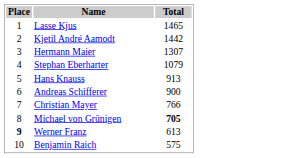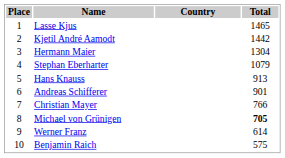+ column: (198, 12)
(173, 52) 1307 -> (260, 52) 1304
(173, 92) 900 -> (260, 92) 901
(19, 132) bold -> (19, 132) normal
(173, 132) 613 -> (260, 132) 614
